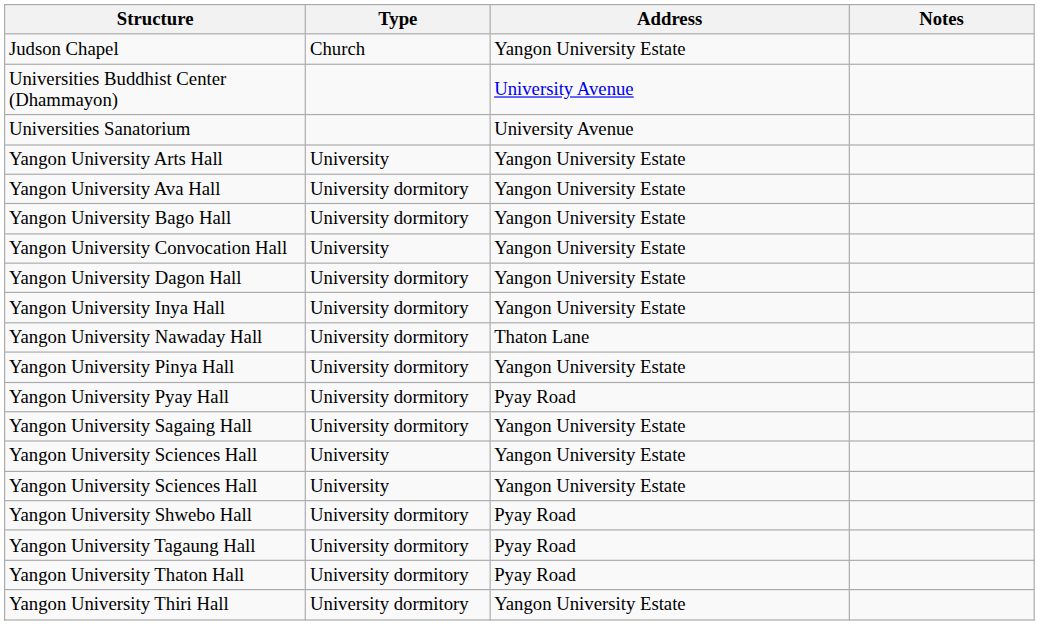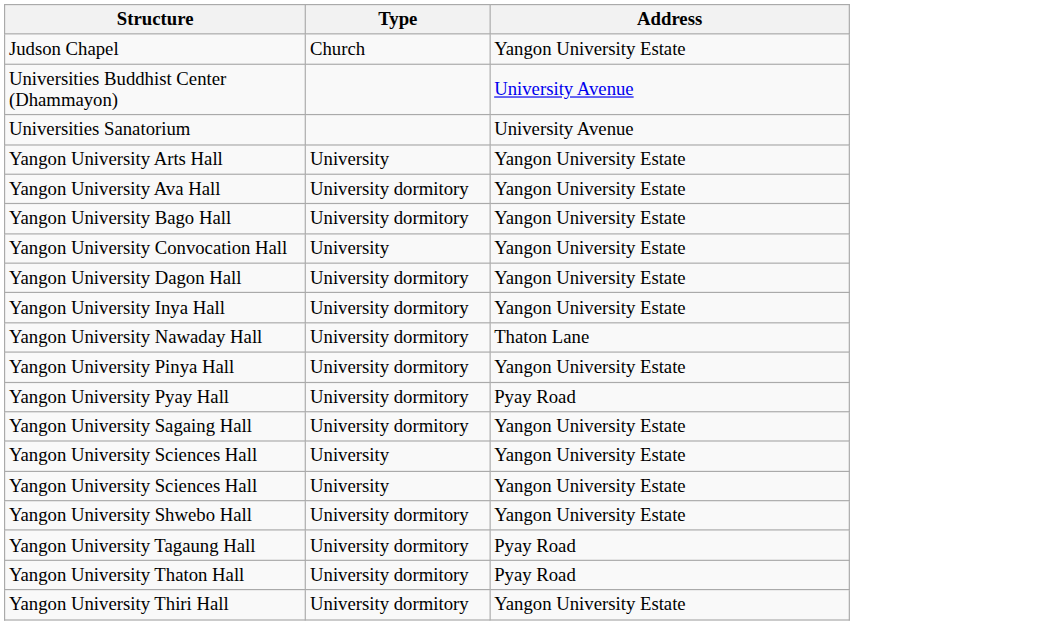- column: (942, 19)
(535, 515) Pyay Road -> (590, 515) Yangon University Estate
